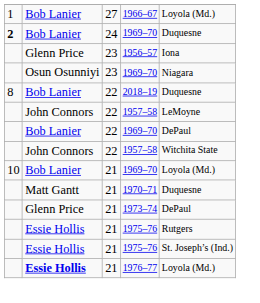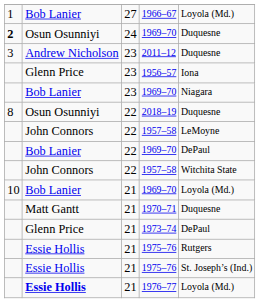(53, 33) Bob Lanier -> (62, 33) Osun Osunniyi
+ row: (130, 53)
(62, 72) Osun Osunniyi -> (53, 92) Bob Lanier
(53, 92) Bob Lanier -> (62, 111) Osun Osunniyi
